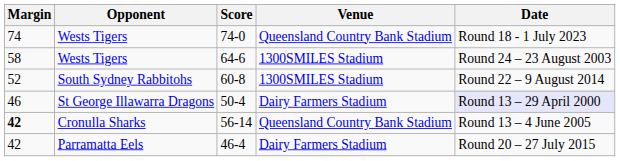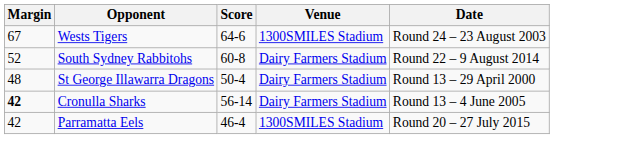- row: (233, 36)
(14, 58) 58 -> (14, 36) 67
(321, 79) 1300SMILES Stadium -> (323, 58) Dairy Farmers Stadium
(14, 101) 46 -> (14, 79) 48
(529, 101) lavender background -> (464, 79) no background
(355, 123) Queensland Country Bank Stadium -> (323, 101) Dairy Farmers Stadium
(323, 144) Dairy Farmers Stadium -> (321, 123) 1300SMILES Stadium
